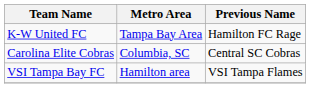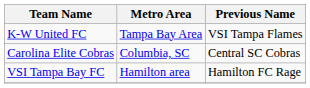(254, 33) Hamilton FC Rage -> (255, 33) VSI Tampa Flames
(255, 72) VSI Tampa Flames -> (254, 72) Hamilton FC Rage
